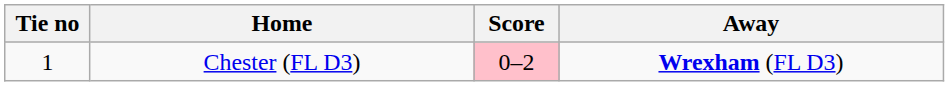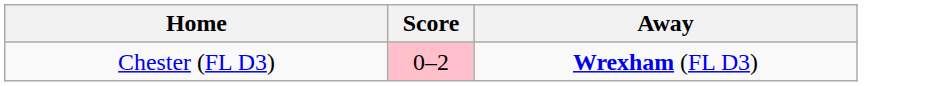- column: (47, 23)
